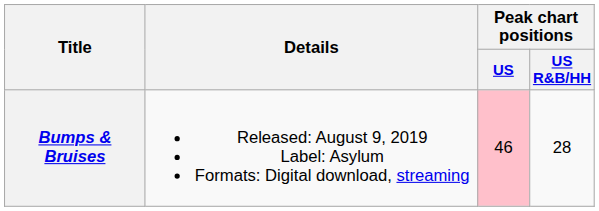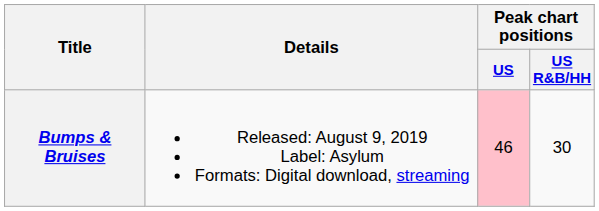(562, 147) 28 -> (562, 147) 30
